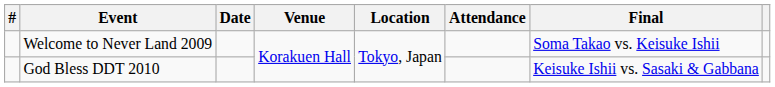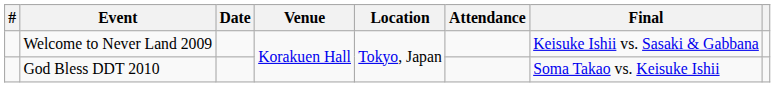(626, 43) Soma Takao vs. Keisuke Ishii -> (646, 43) Keisuke Ishii vs. Sasaki & Gabbana
(646, 69) Keisuke Ishii vs. Sasaki & Gabbana -> (626, 69) Soma Takao vs. Keisuke Ishii
